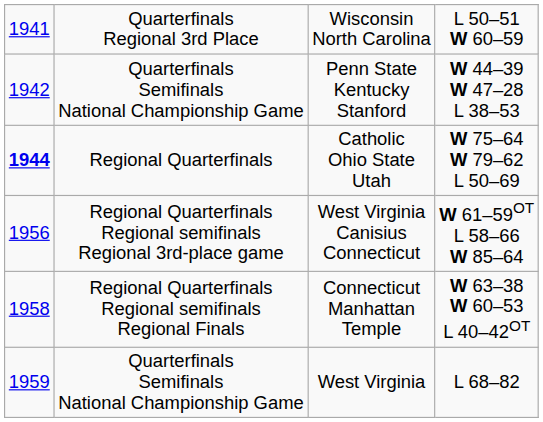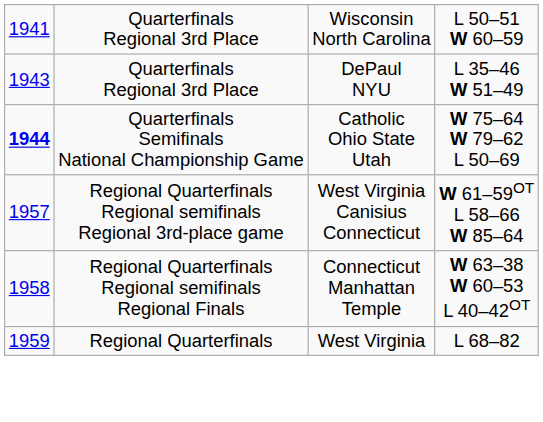- row: (371, 89)
+ row: (371, 79)
(181, 160) Regional Quarterfinals -> (181, 139) Quarterfinals Semifinals National Championship Game
(29, 233) 1956 -> (29, 212) 1957
(181, 381) Quarterfinals Semifinals National Championship Game -> (181, 340) Regional Quarterfinals
